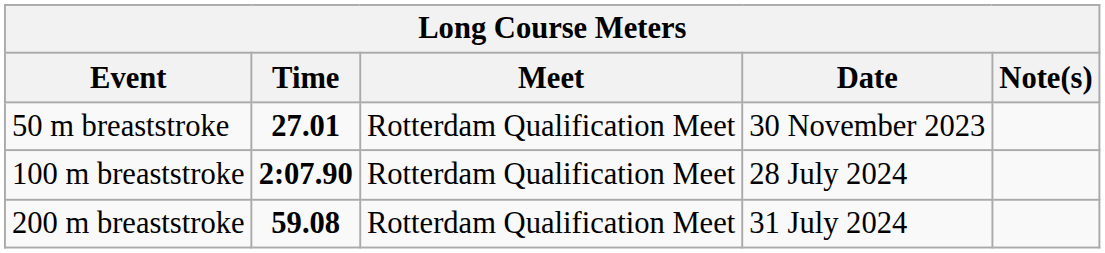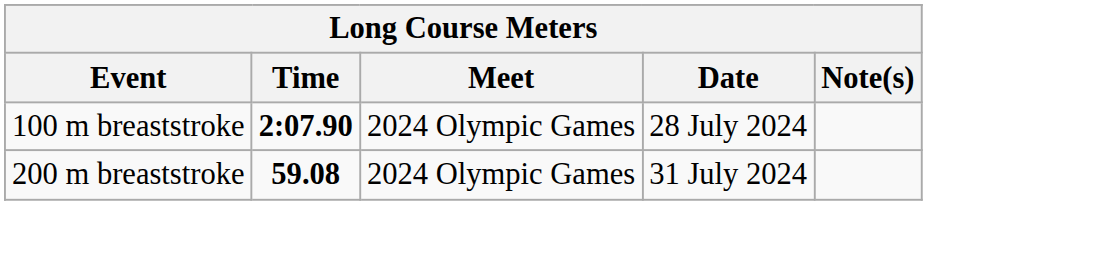- row: (121, 125)
(551, 174) Rotterdam Qualification Meet -> (501, 125) 2024 Olympic Games
(551, 222) Rotterdam Qualification Meet -> (501, 174) 2024 Olympic Games
